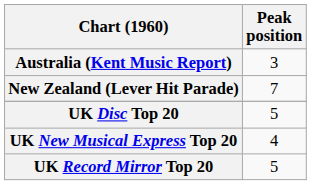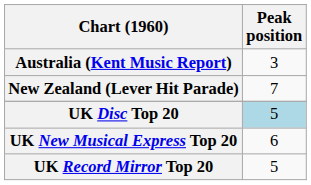(274, 114) no background -> (274, 114) lightblue background
(274, 140) 4 -> (274, 140) 6
